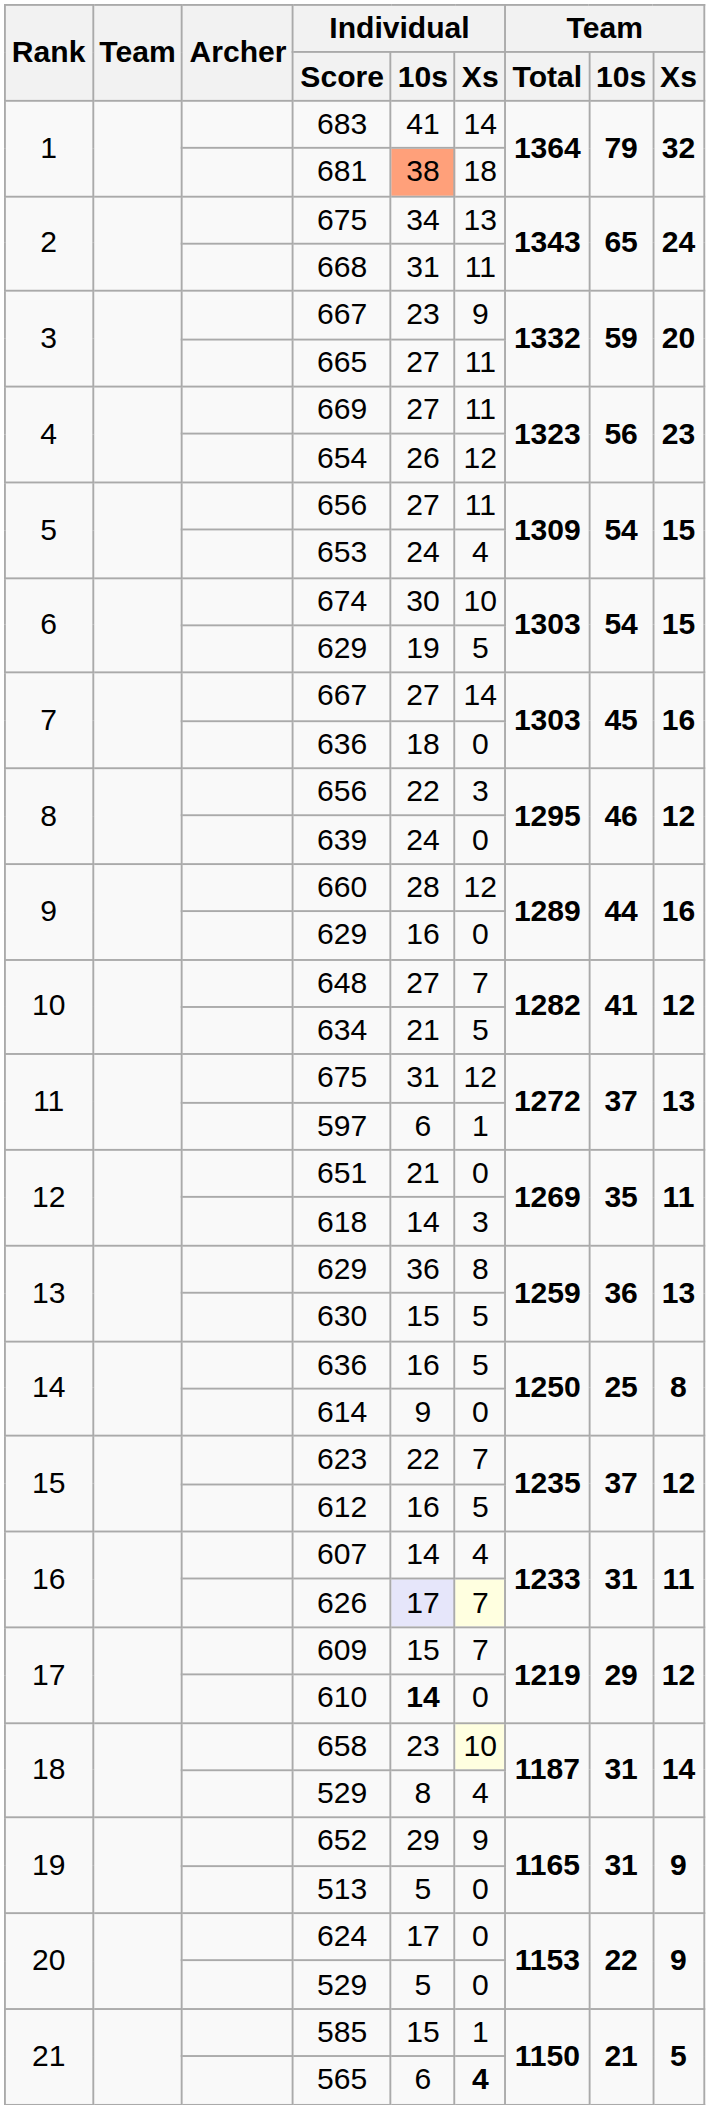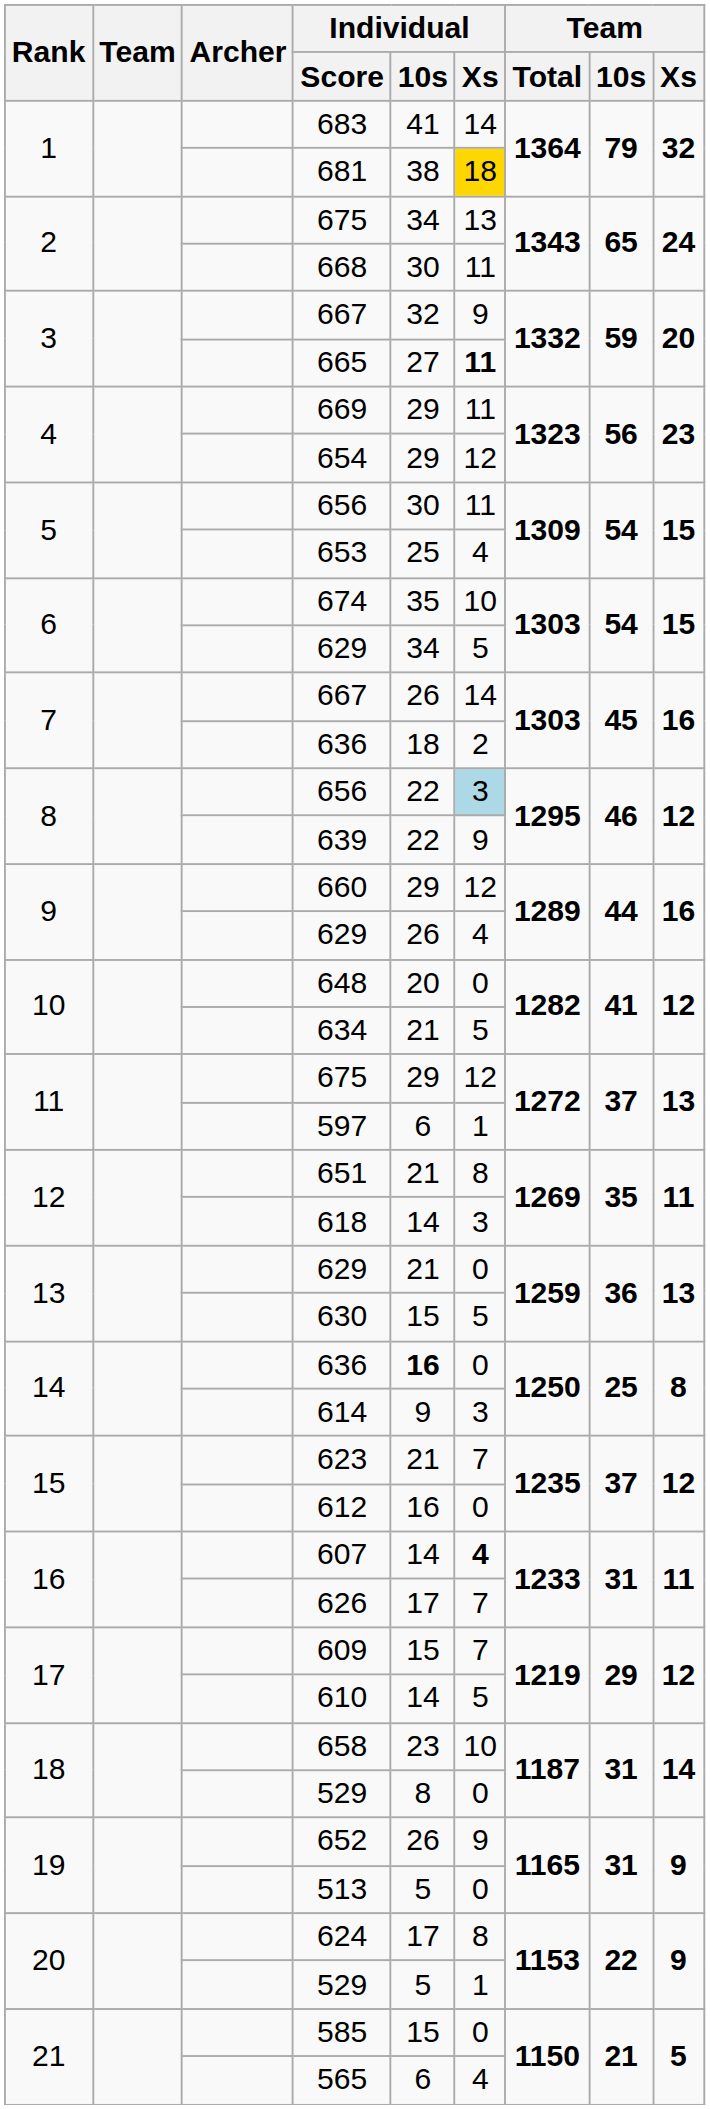(423, 171) lightsalmon background -> (423, 171) no background
(480, 171) no background -> (480, 171) gold background
(423, 266) 31 -> (423, 266) 30
(423, 314) 23 -> (423, 314) 32
(480, 362) normal -> (480, 362) bold
(423, 409) 27 -> (423, 409) 29
(423, 457) 26 -> (423, 457) 29
(423, 505) 27 -> (423, 505) 30
(423, 553) 24 -> (423, 553) 25
(423, 600) 30 -> (423, 600) 35
(423, 648) 19 -> (423, 648) 34
(423, 696) 27 -> (423, 696) 26
(480, 743) 0 -> (480, 743) 2
(480, 791) no background -> (480, 791) lightblue background
(423, 839) 24 -> (423, 839) 22
(480, 839) 0 -> (480, 839) 9
(423, 887) 28 -> (423, 887) 29
(423, 934) 16 -> (423, 934) 26
(480, 934) 0 -> (480, 934) 4
(423, 982) 27 -> (423, 982) 20
(480, 982) 7 -> (480, 982) 0
(423, 1077) 31 -> (423, 1077) 29
(480, 1173) 0 -> (480, 1173) 8
(423, 1268) 36 -> (423, 1268) 21
(480, 1268) 8 -> (480, 1268) 0
(423, 1364) normal -> (423, 1364) bold
(480, 1364) 5 -> (480, 1364) 0
(480, 1411) 0 -> (480, 1411) 3
(423, 1459) 22 -> (423, 1459) 21
(480, 1507) 5 -> (480, 1507) 0
(480, 1554) normal -> (480, 1554) bold
(423, 1602) lavender background -> (423, 1602) no background
(480, 1602) lightyellow background -> (480, 1602) no background
(423, 1698) bold -> (423, 1698) normal
(480, 1698) 0 -> (480, 1698) 5
(480, 1745) lightyellow background -> (480, 1745) no background
(480, 1793) 4 -> (480, 1793) 0
(423, 1841) 29 -> (423, 1841) 26
(480, 1936) 0 -> (480, 1936) 8
(480, 1984) 0 -> (480, 1984) 1
(480, 2031) 1 -> (480, 2031) 0
(480, 2079) bold -> (480, 2079) normal
